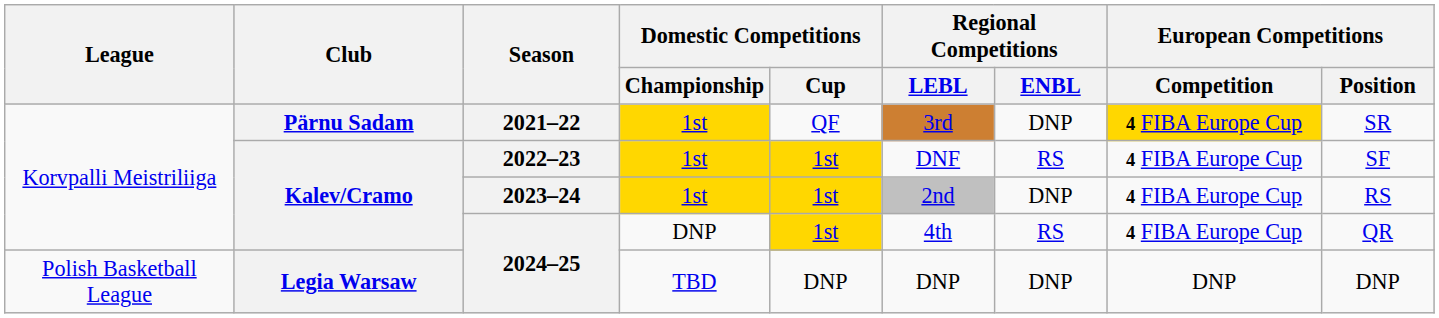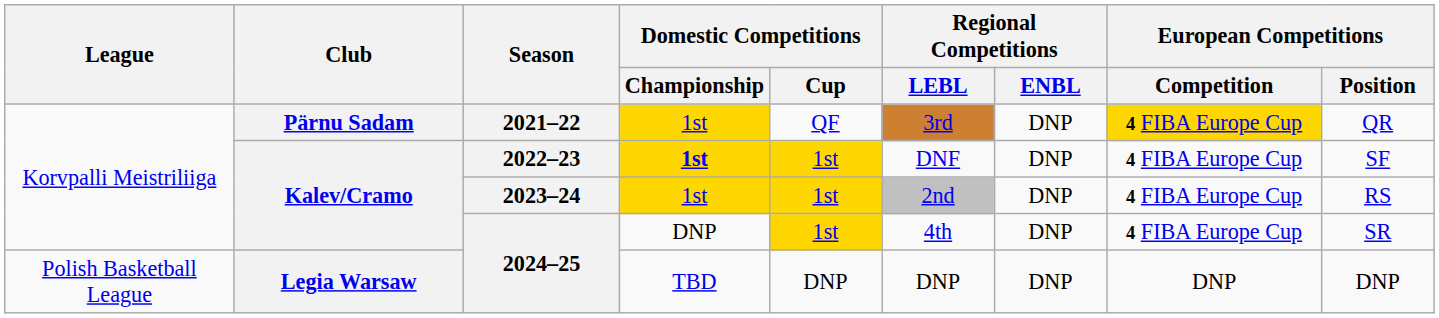(1378, 122) SR -> (1378, 122) QR
(694, 159) normal -> (694, 159) bold
(1051, 159) RS -> (1051, 159) DNP
(1051, 232) RS -> (1051, 232) DNP
(1378, 232) QR -> (1378, 232) SR
